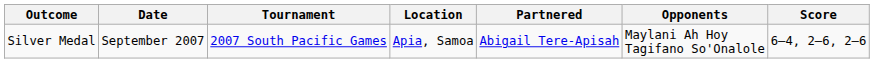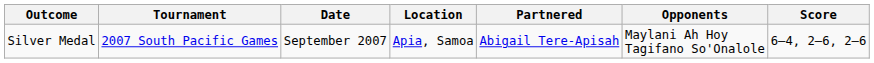columns swapped: (153, 14) <-> (299, 14)
